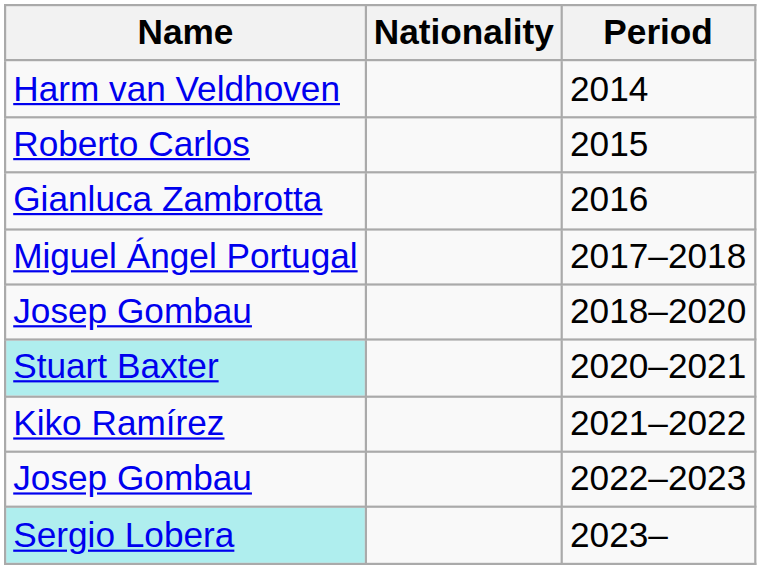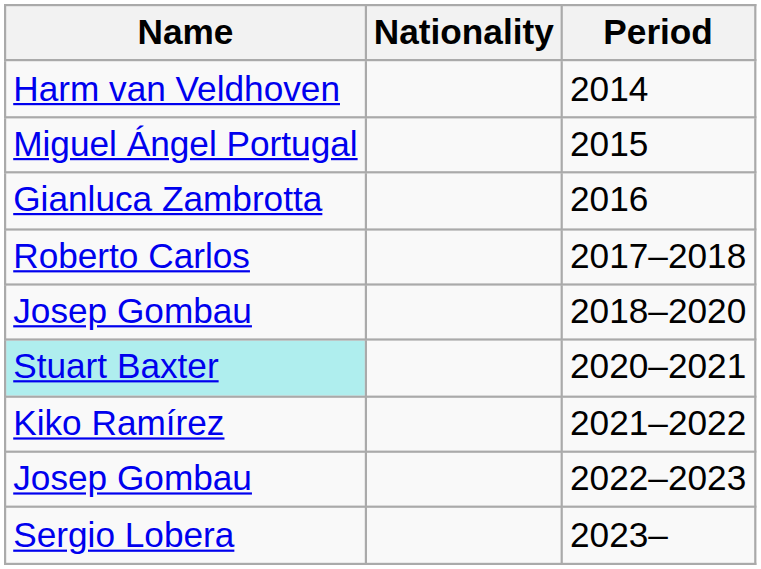(132, 144) Roberto Carlos -> (185, 144) Miguel Ángel Portugal
(185, 255) Miguel Ángel Portugal -> (132, 255) Roberto Carlos
(124, 534) paleturquoise background -> (124, 534) no background
